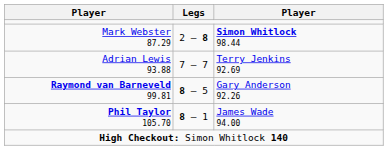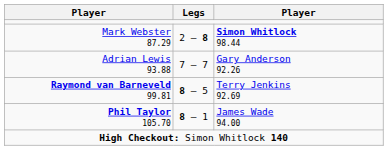(254, 64) Terry Jenkins 92.69 -> (254, 64) Gary Anderson 92.26
(254, 90) Gary Anderson 92.26 -> (254, 90) Terry Jenkins 92.69
